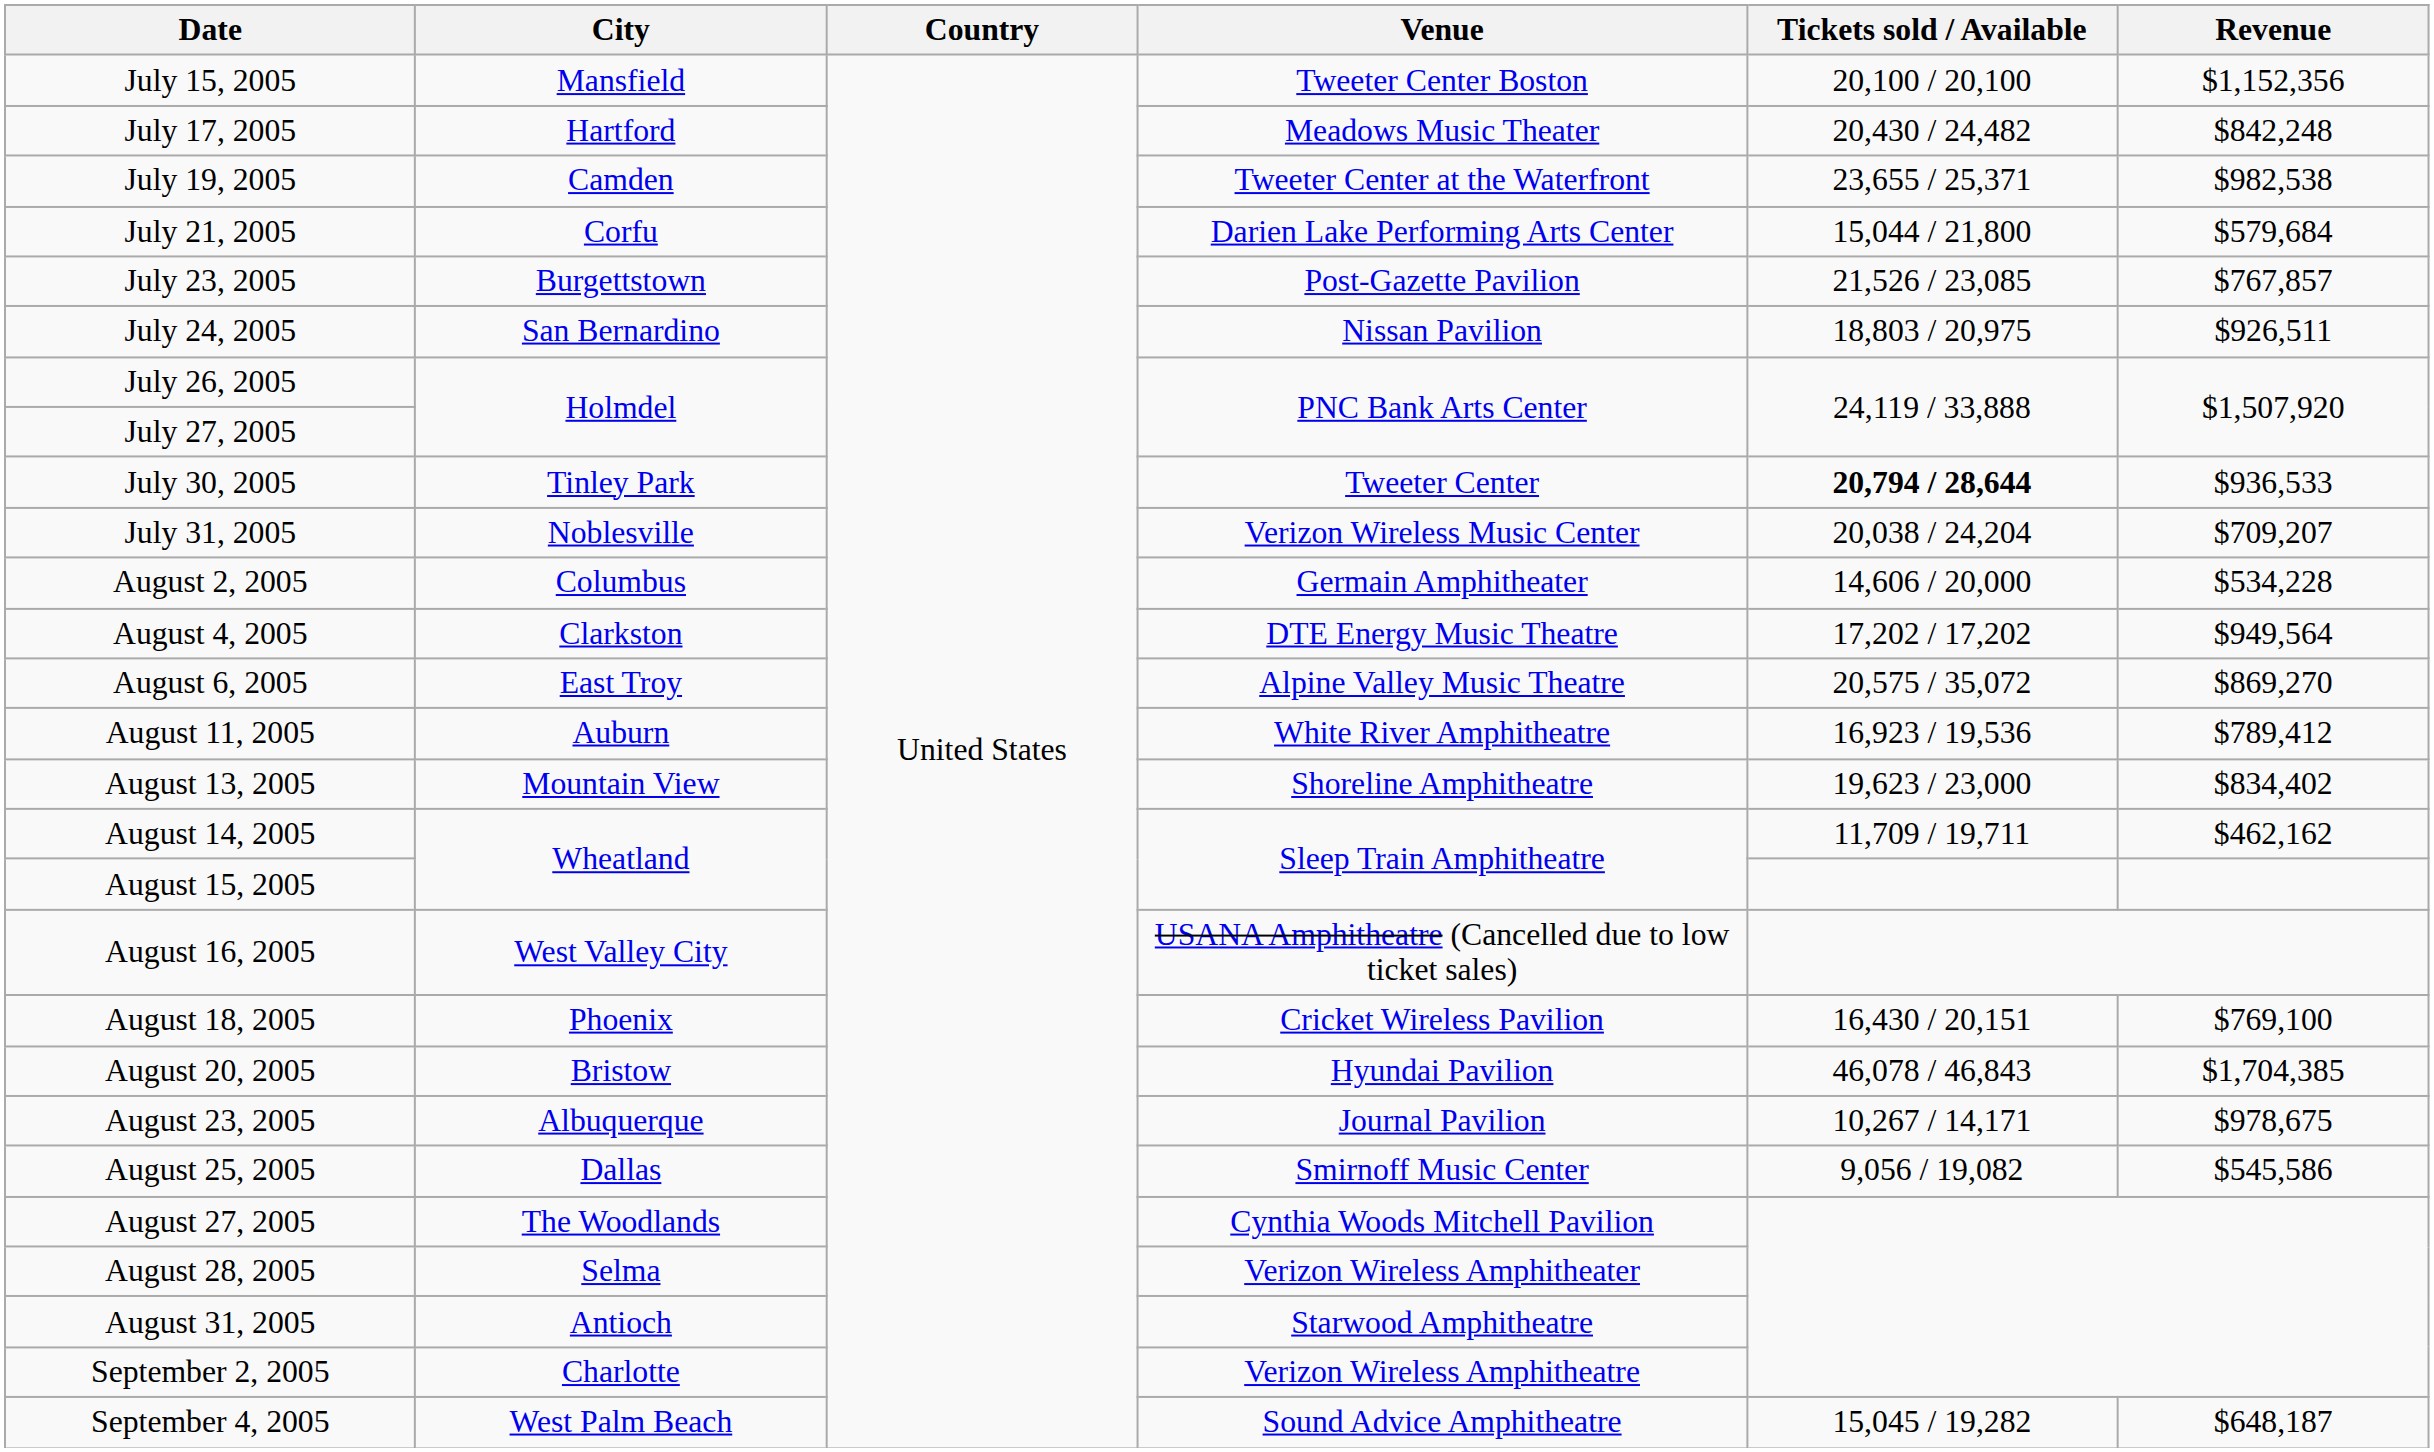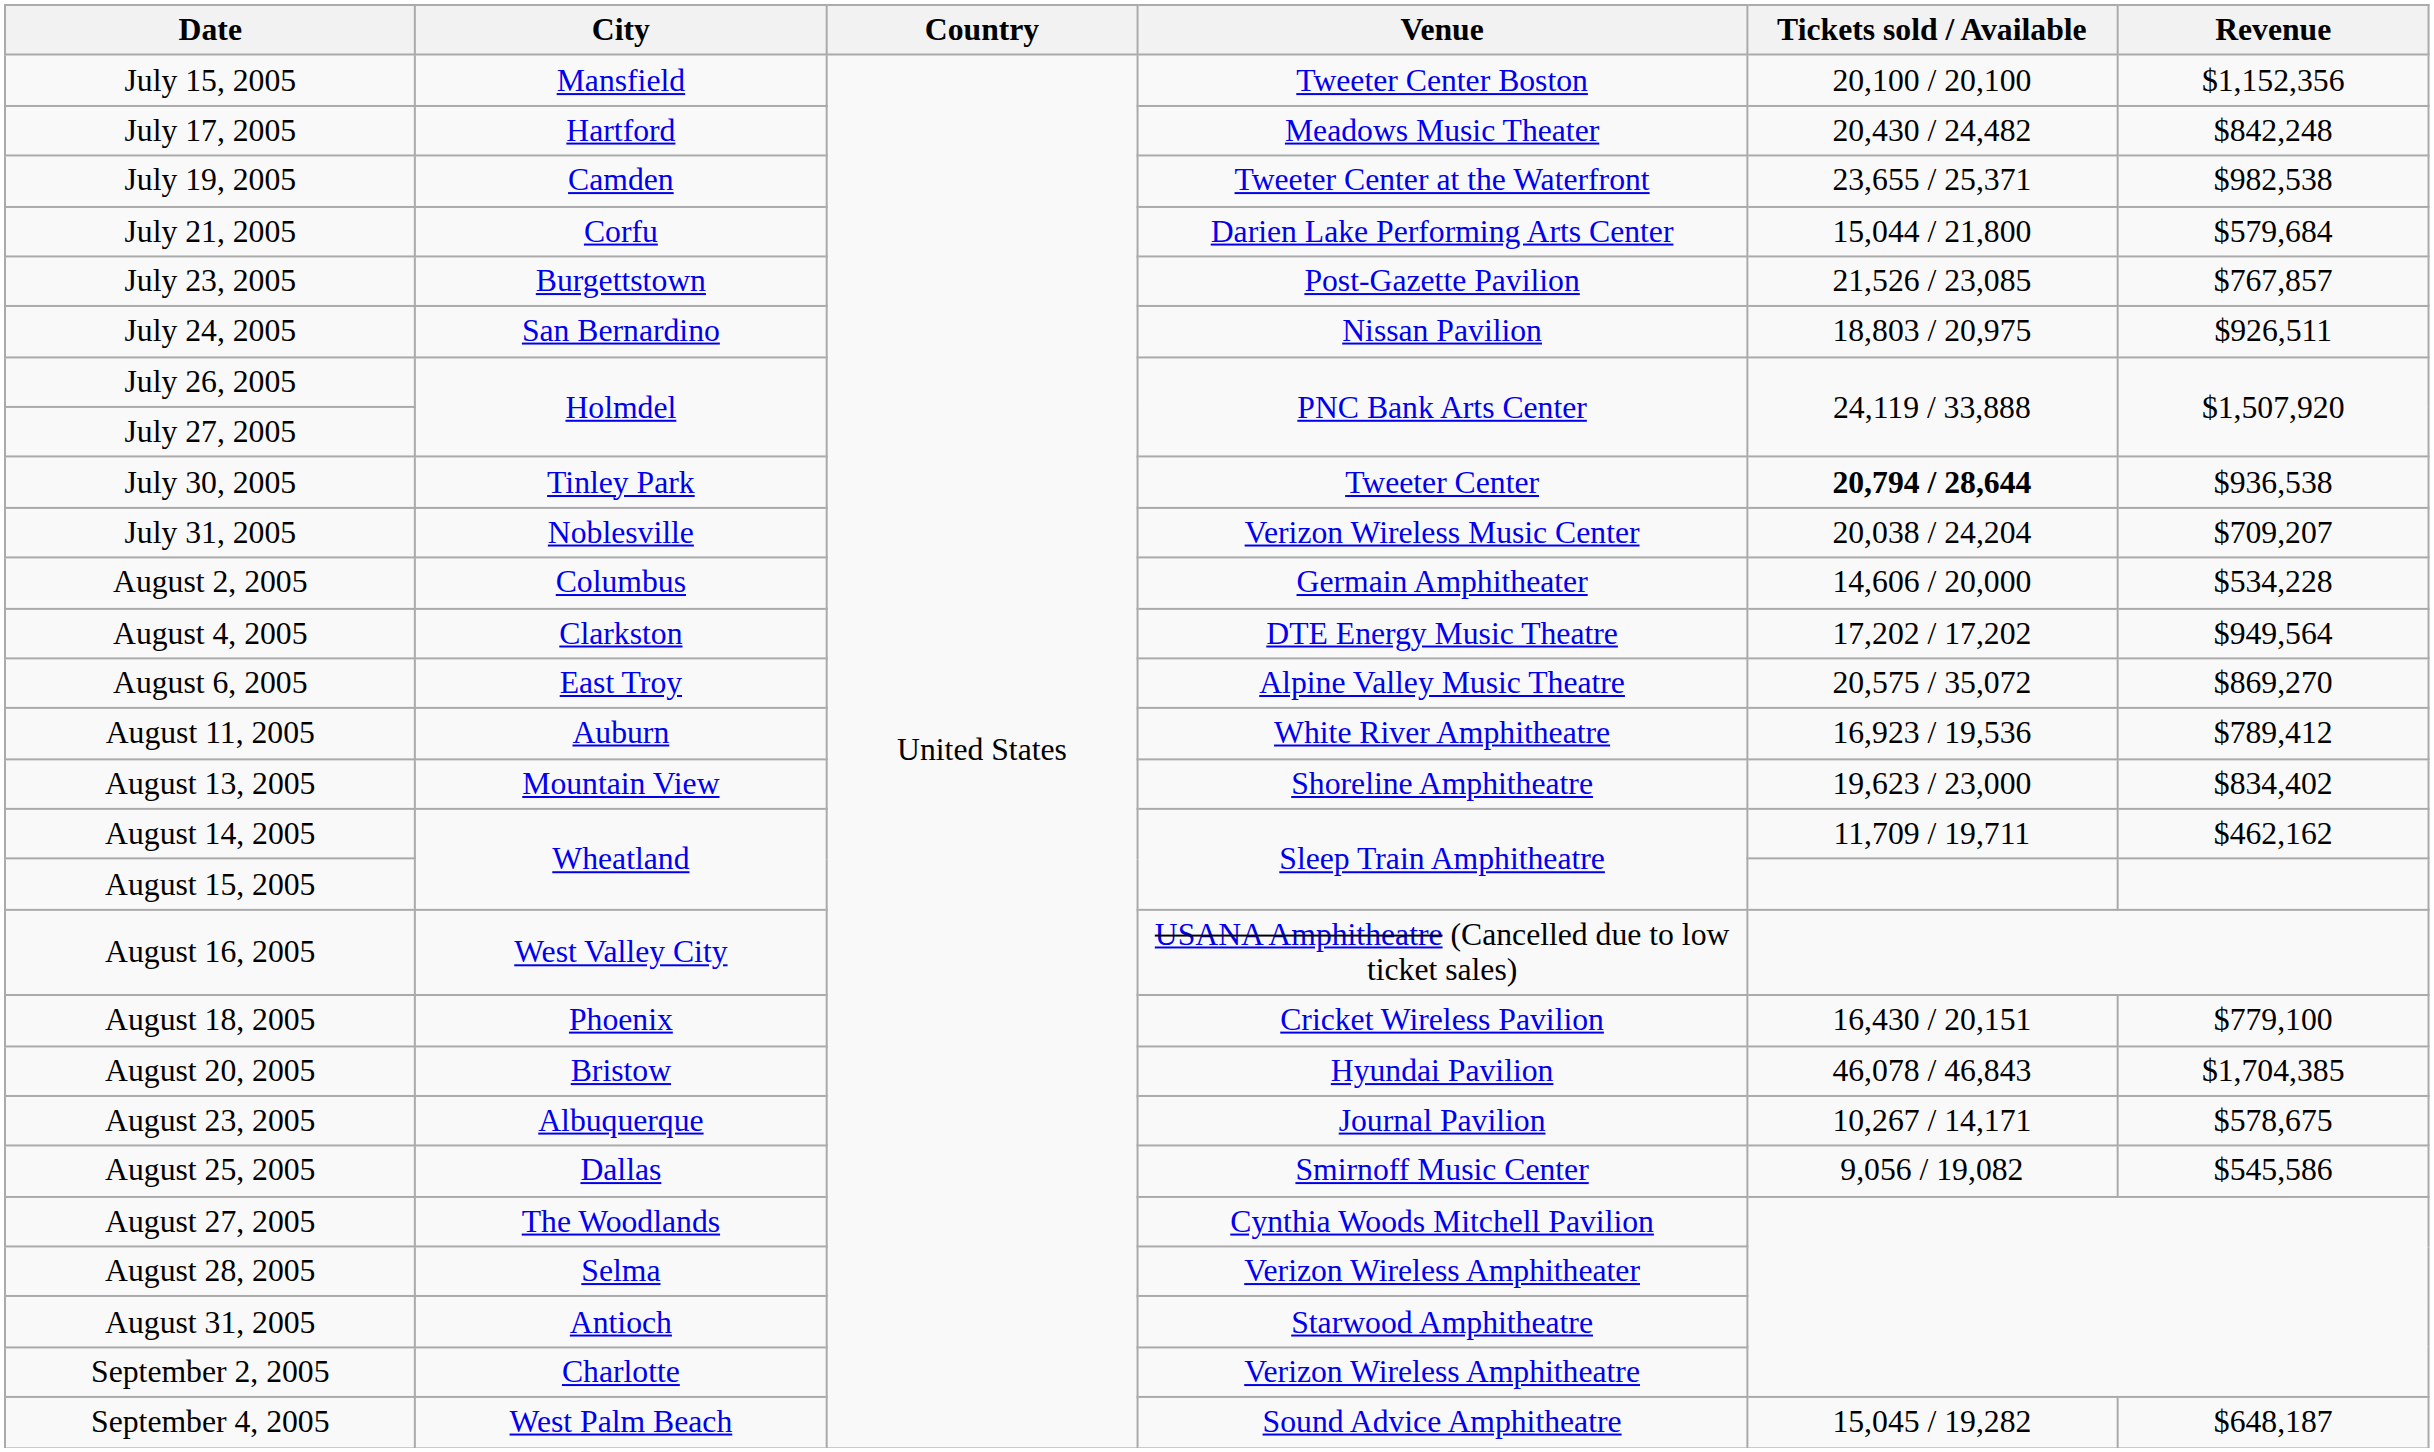(2273, 481) $936,533 -> (2273, 481) $936,538
(2273, 1019) $769,100 -> (2273, 1019) $779,100
(2273, 1120) $978,675 -> (2273, 1120) $578,675
